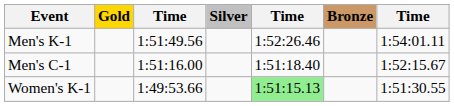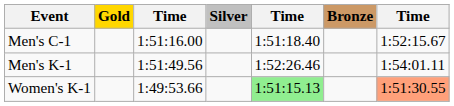rows swapped: (40, 64) <-> (40, 40)
(413, 88) no background -> (413, 88) lightsalmon background
